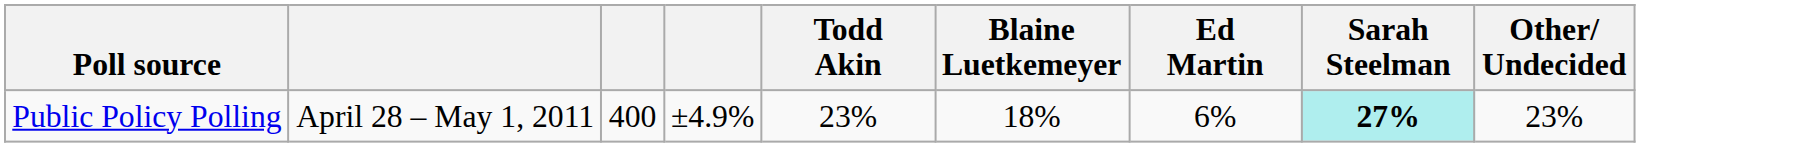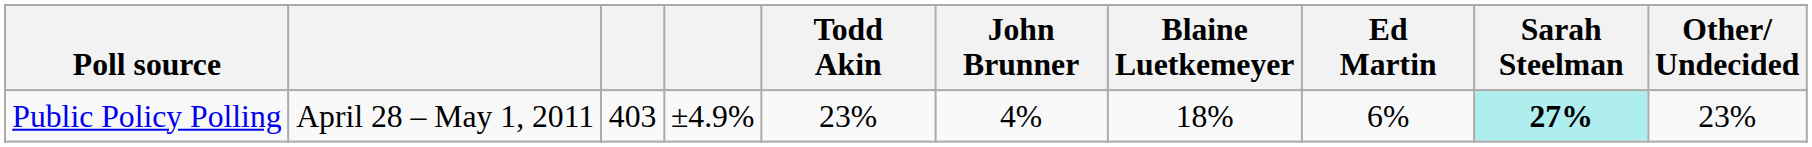+ column: (1021, 47)
(633, 115) 400 -> (633, 115) 403
